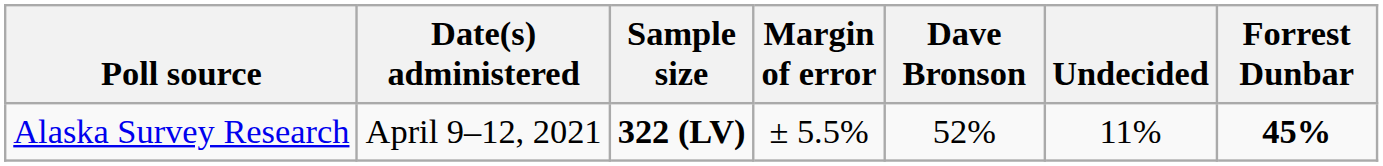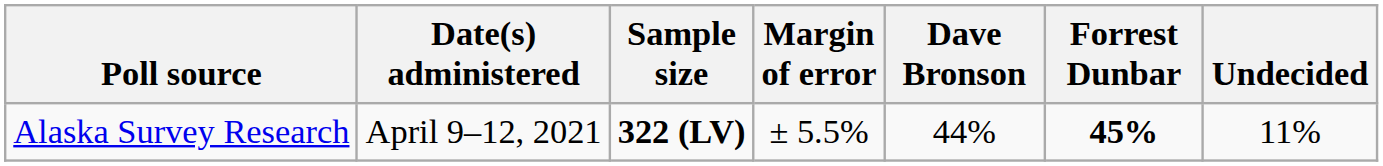columns swapped: (1297, 53) <-> (1130, 73)
(964, 130) 52% -> (964, 130) 44%
